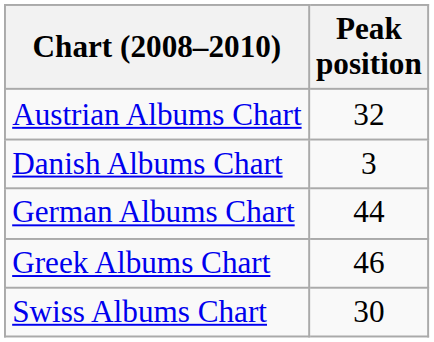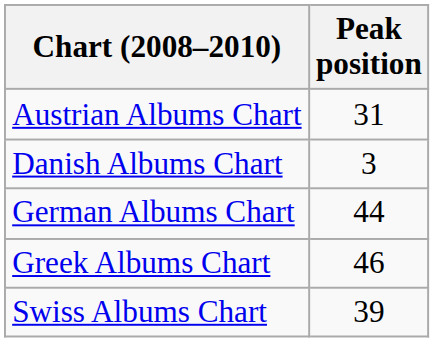(369, 113) 32 -> (369, 113) 31
(369, 311) 30 -> (369, 311) 39
